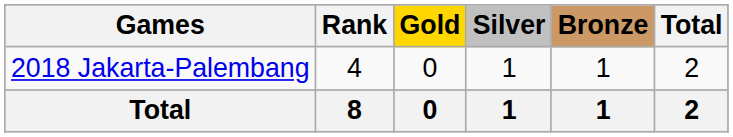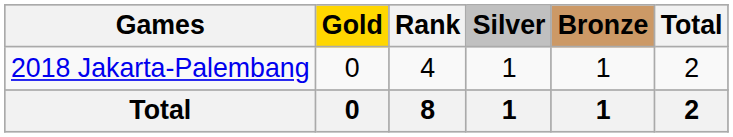columns swapped: (355, 25) <-> (430, 25)
